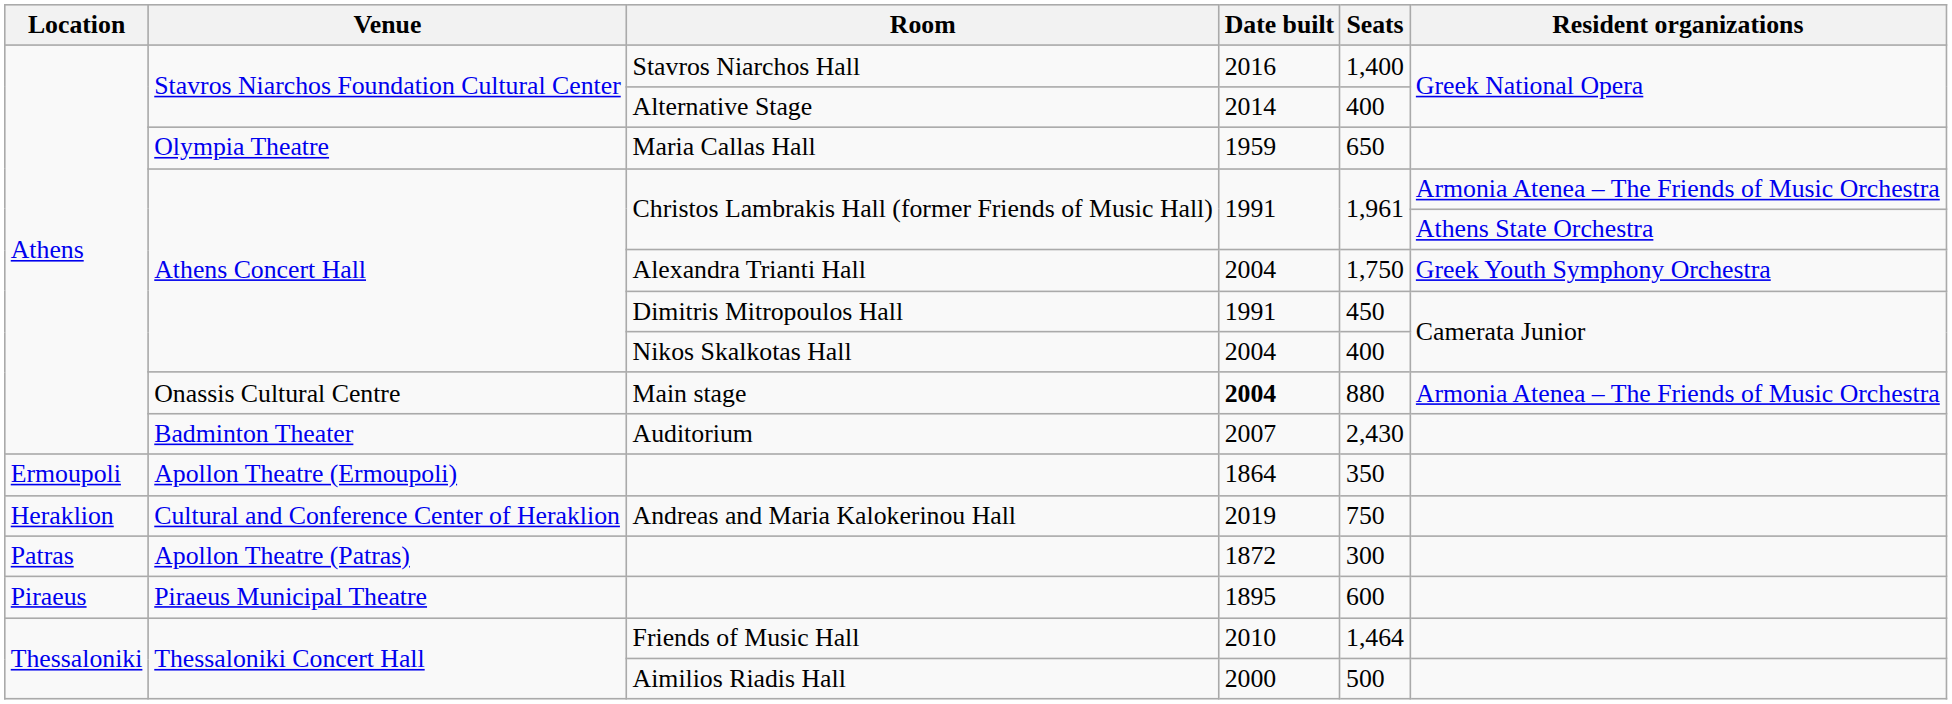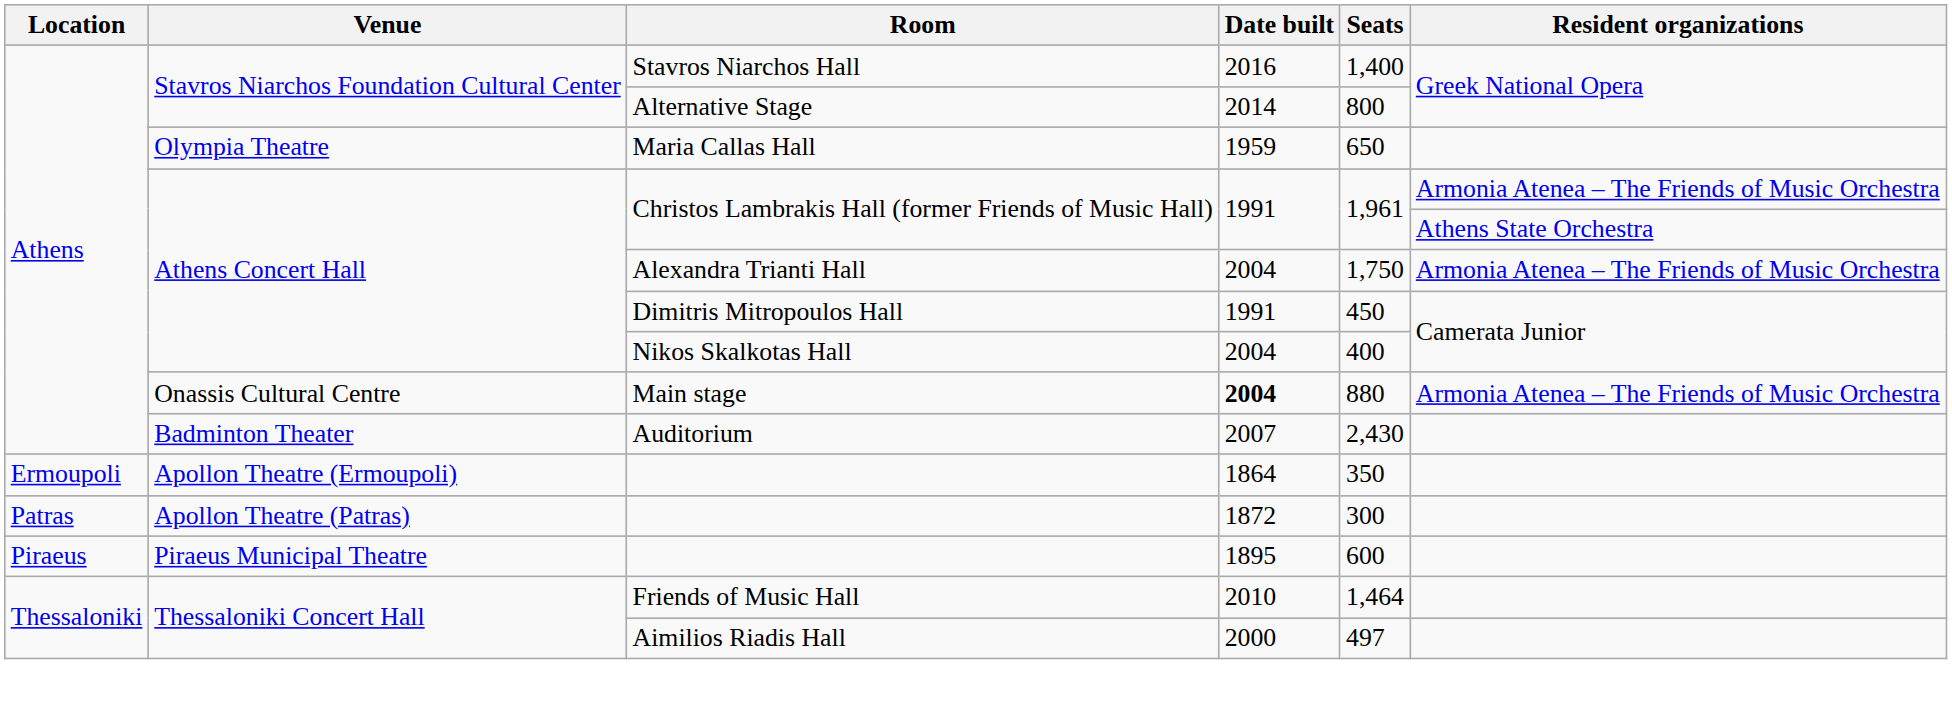(1365, 106) 400 -> (1365, 106) 800
(1593, 270) Greek Youth Symphony Orchestra -> (1678, 270) Armonia Atenea – The Friends of Music Orchestra
- row: (387, 515)
(1365, 678) 500 -> (1365, 637) 497
